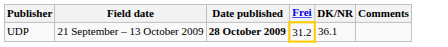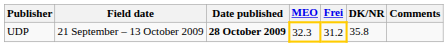+ column: (305, 13)
(328, 31) 36.1 -> (359, 31) 35.8
